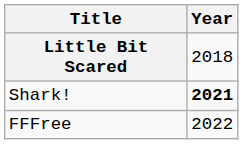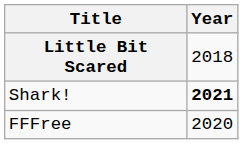(212, 124) 2022 -> (212, 124) 2020
